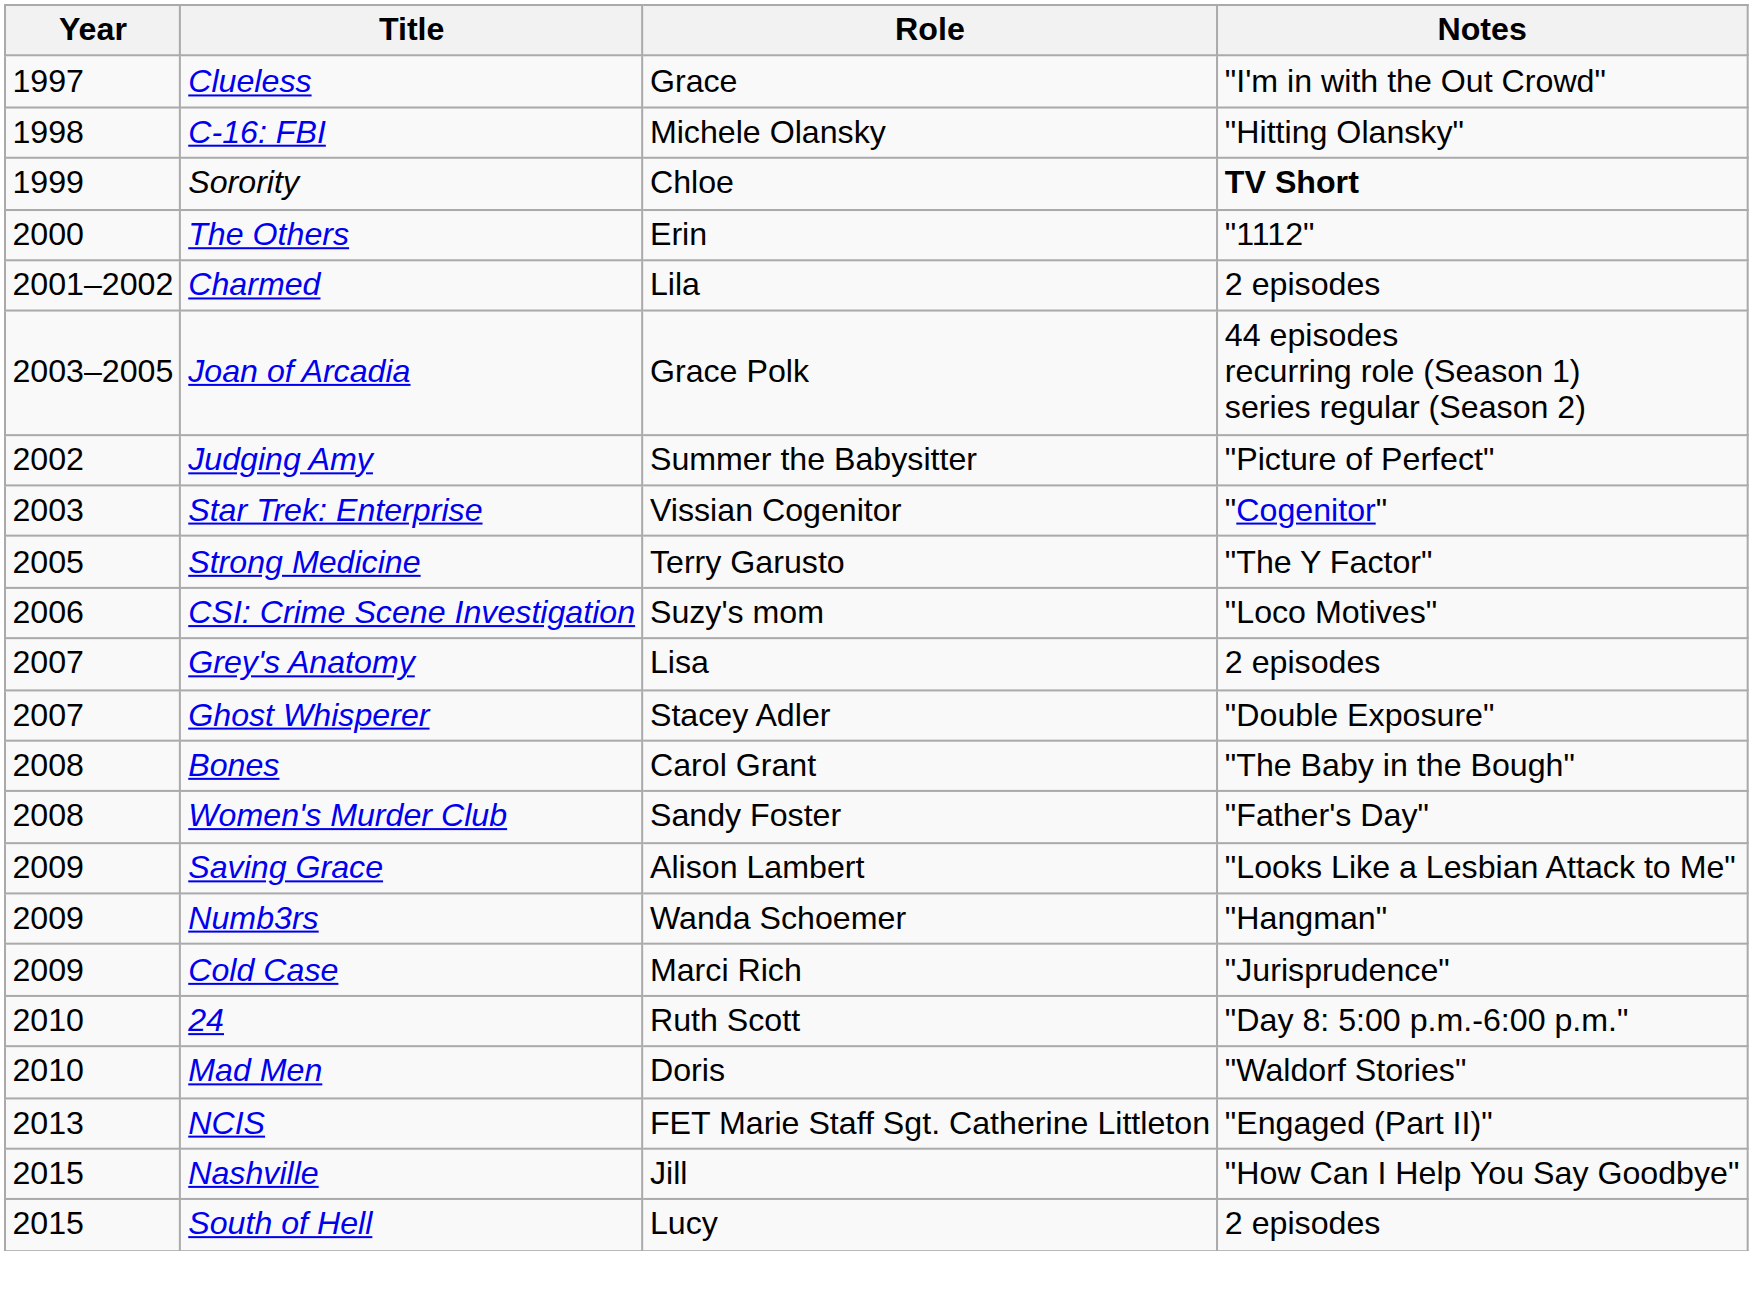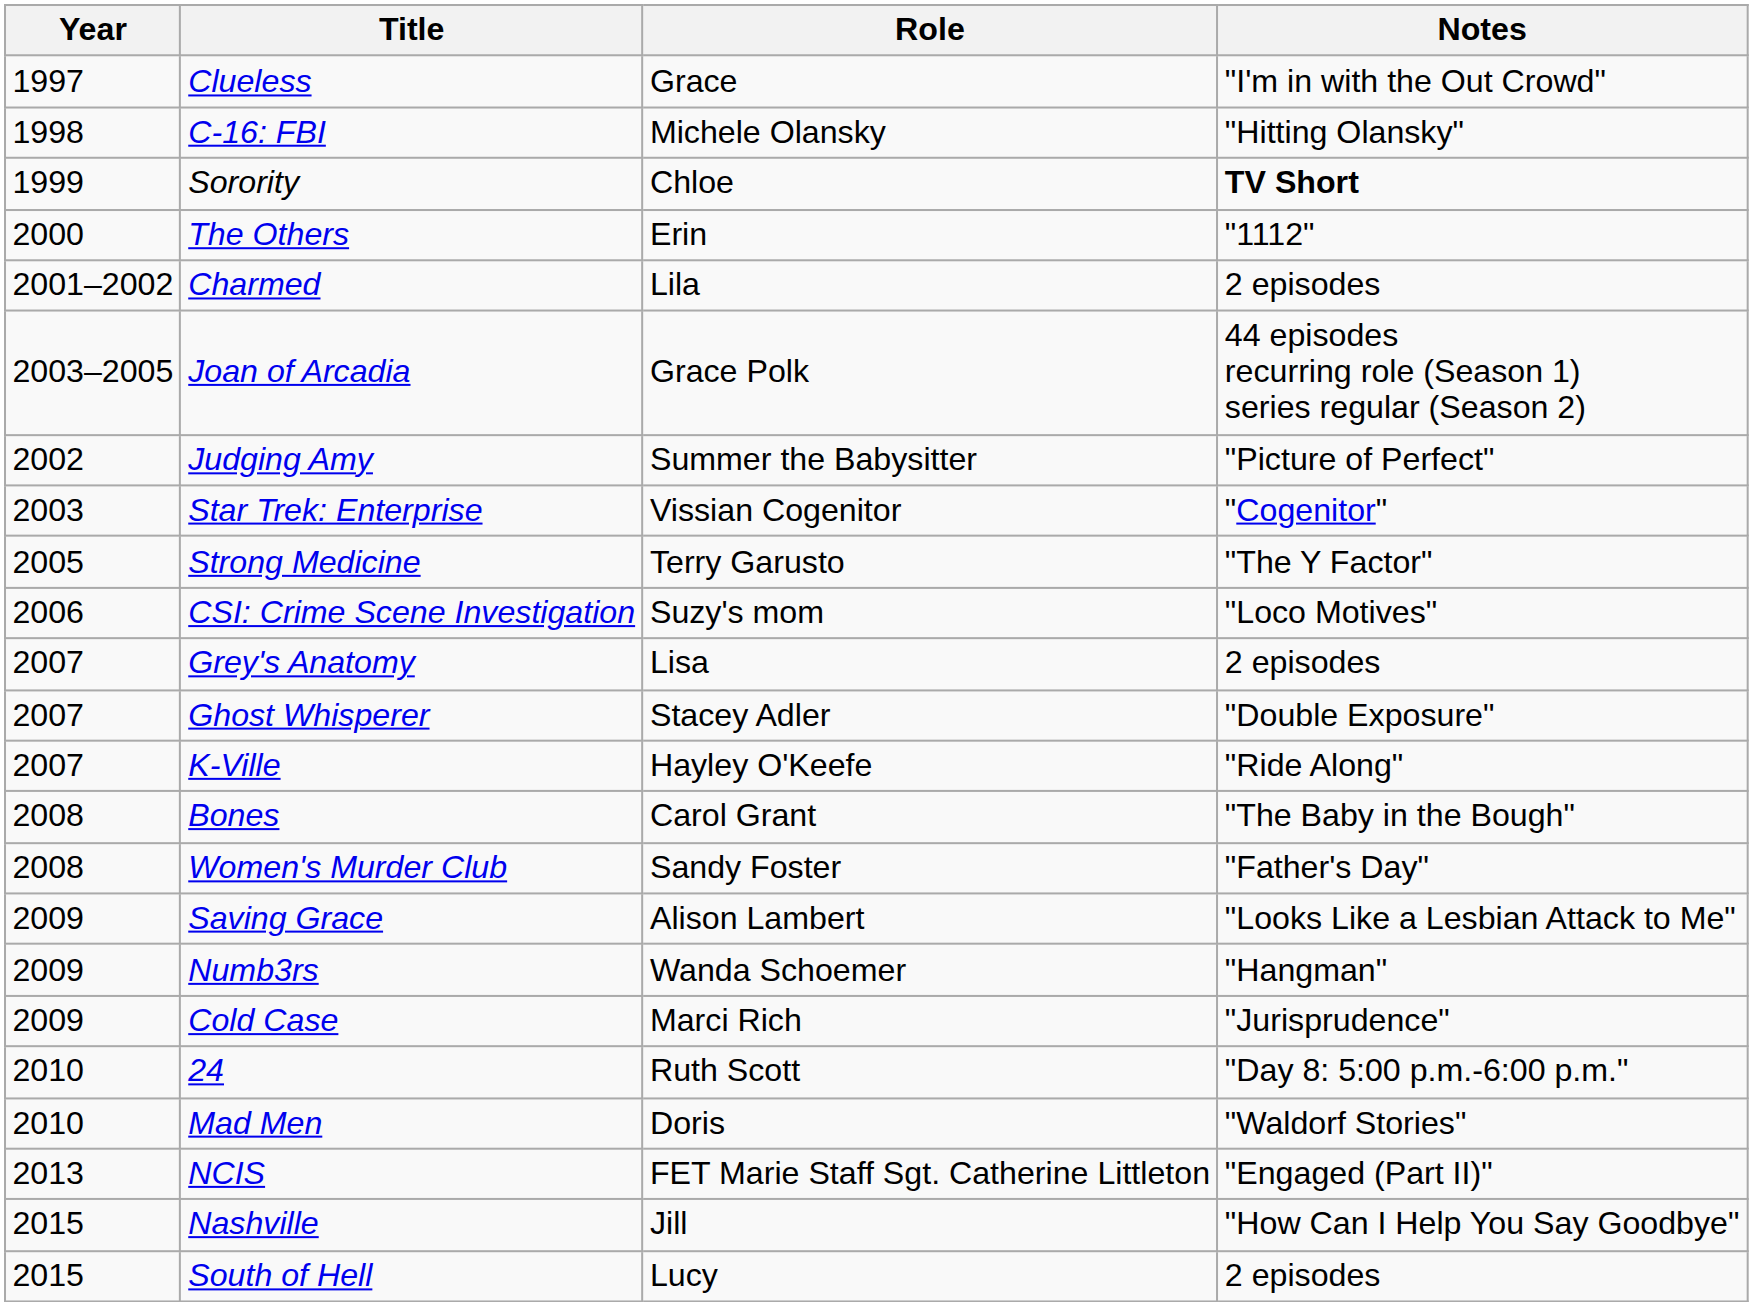+ row: (234, 765)
